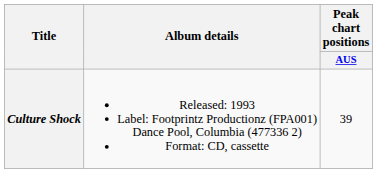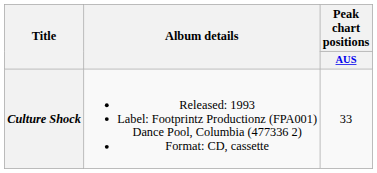(346, 118) 39 -> (346, 118) 33
